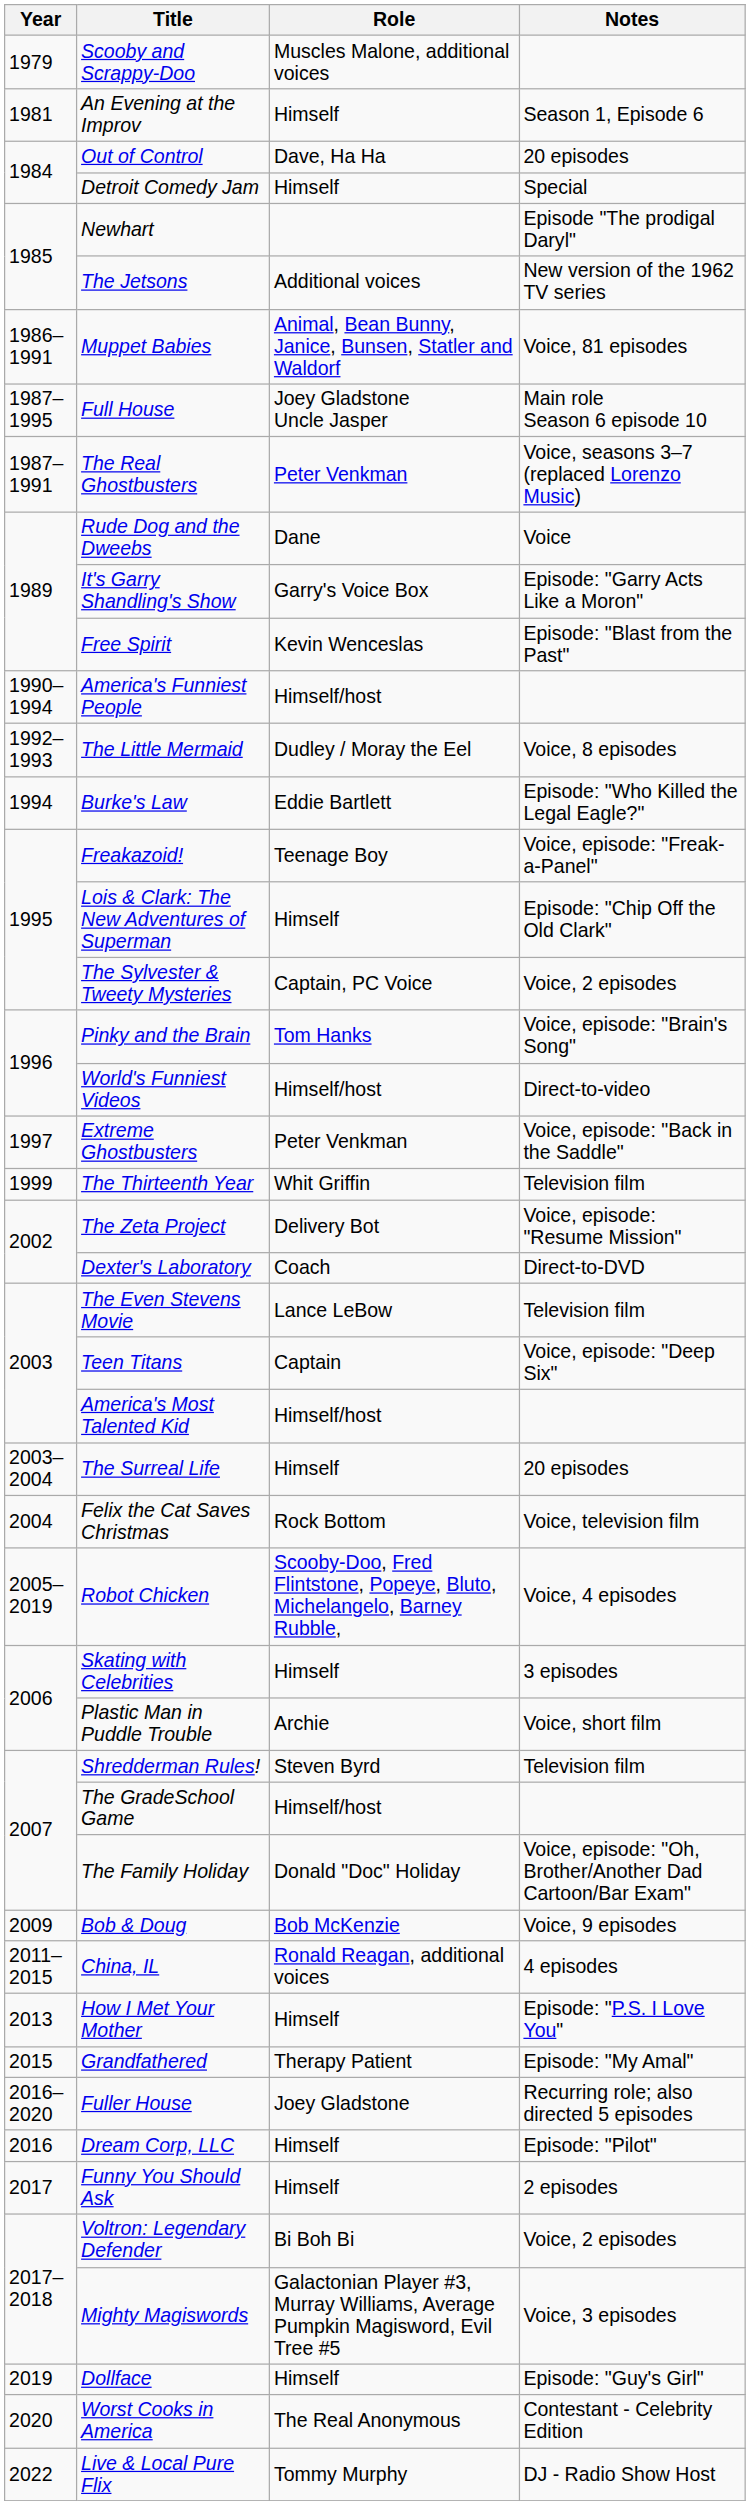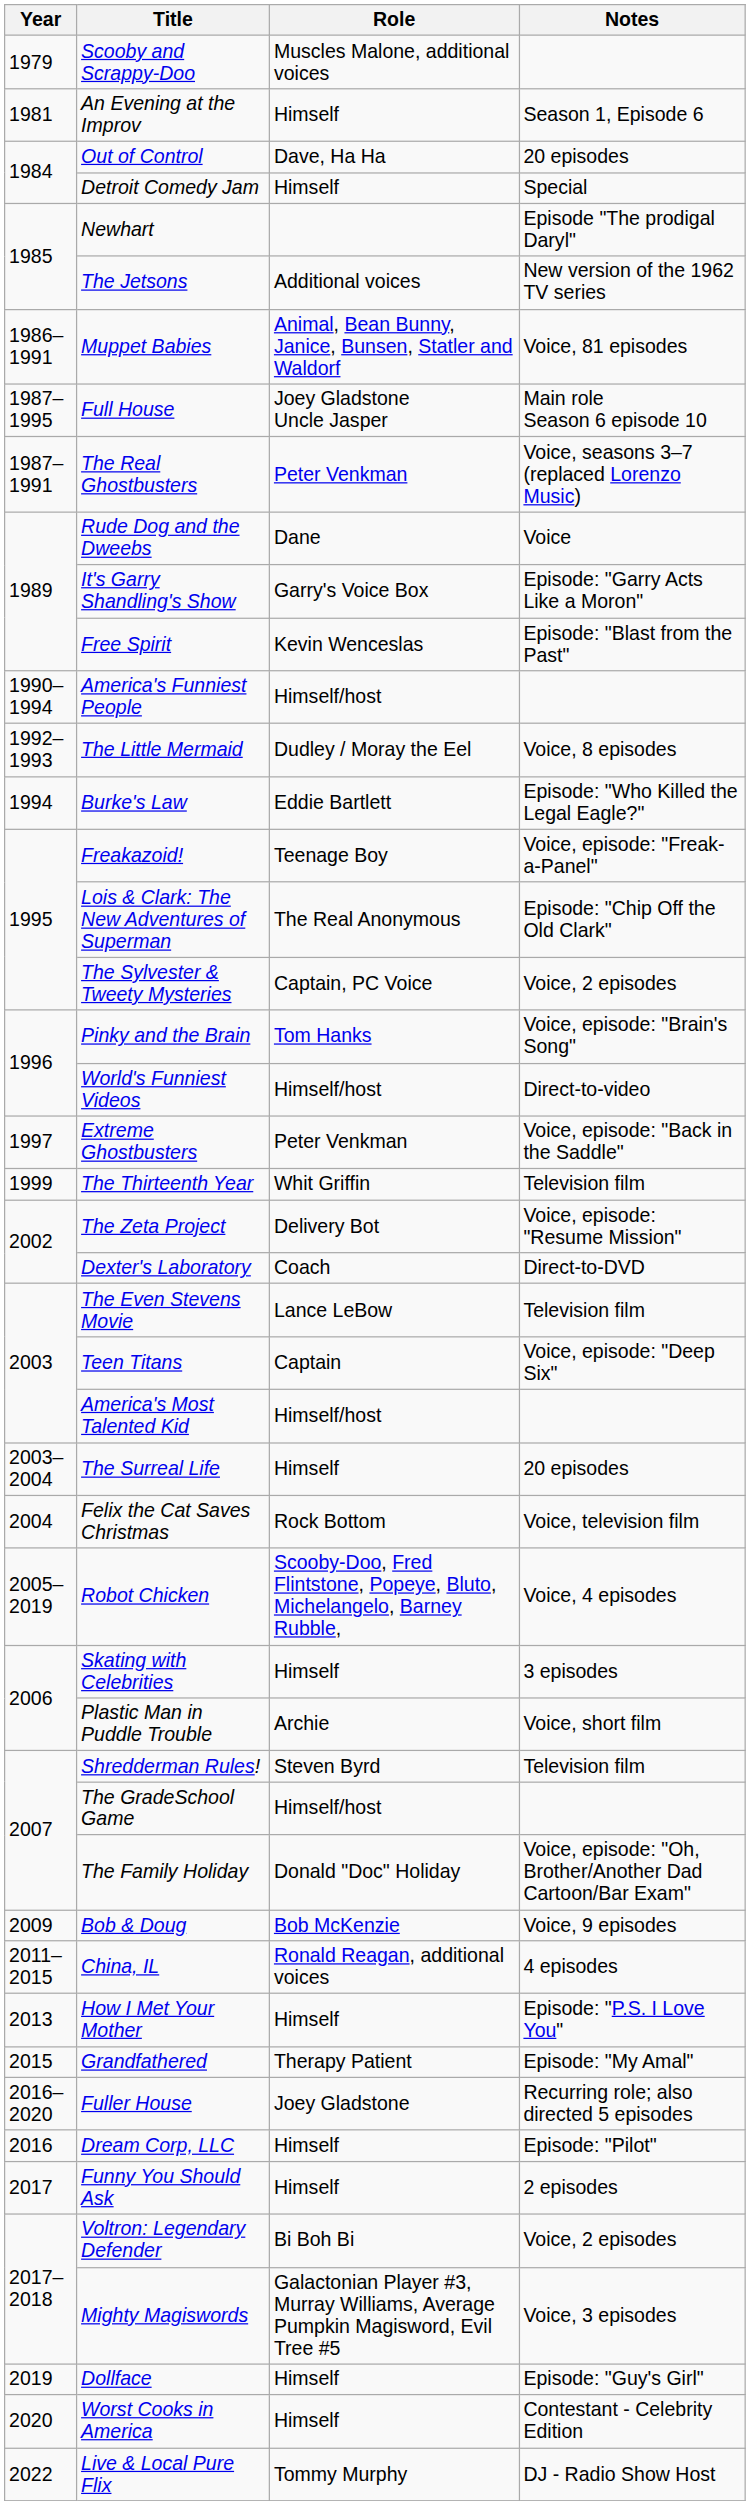(306, 919) Himself -> (367, 919) The Real Anonymous
(367, 2421) The Real Anonymous -> (306, 2421) Himself
